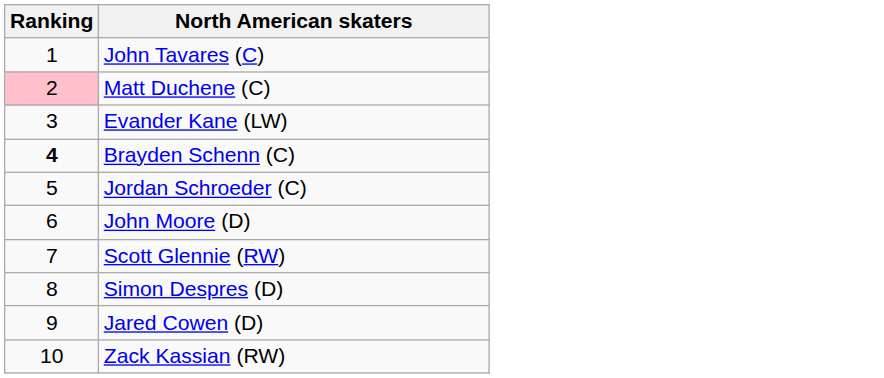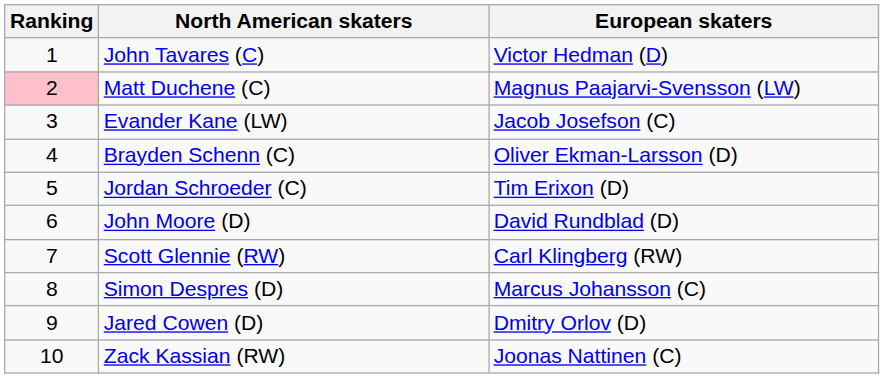+ column: (684, 21)
(52, 155) bold -> (52, 155) normal
